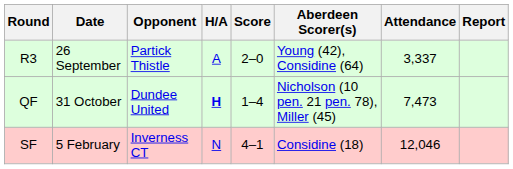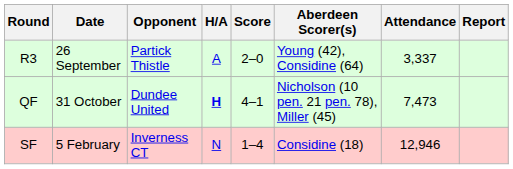(252, 101) 1–4 -> (252, 101) 4–1
(252, 145) 4–1 -> (252, 145) 1–4
(420, 145) 12,046 -> (420, 145) 12,946
